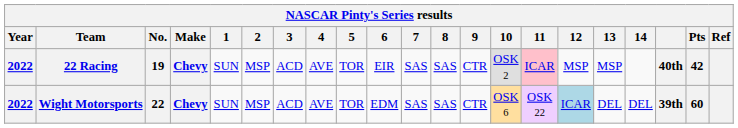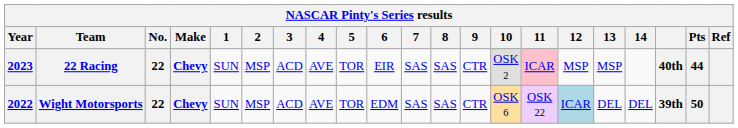(20, 66) 2022 -> (20, 66) 2023
(158, 66) 19 -> (158, 66) 22
(697, 66) 42 -> (697, 66) 44
(697, 104) 60 -> (697, 104) 50
